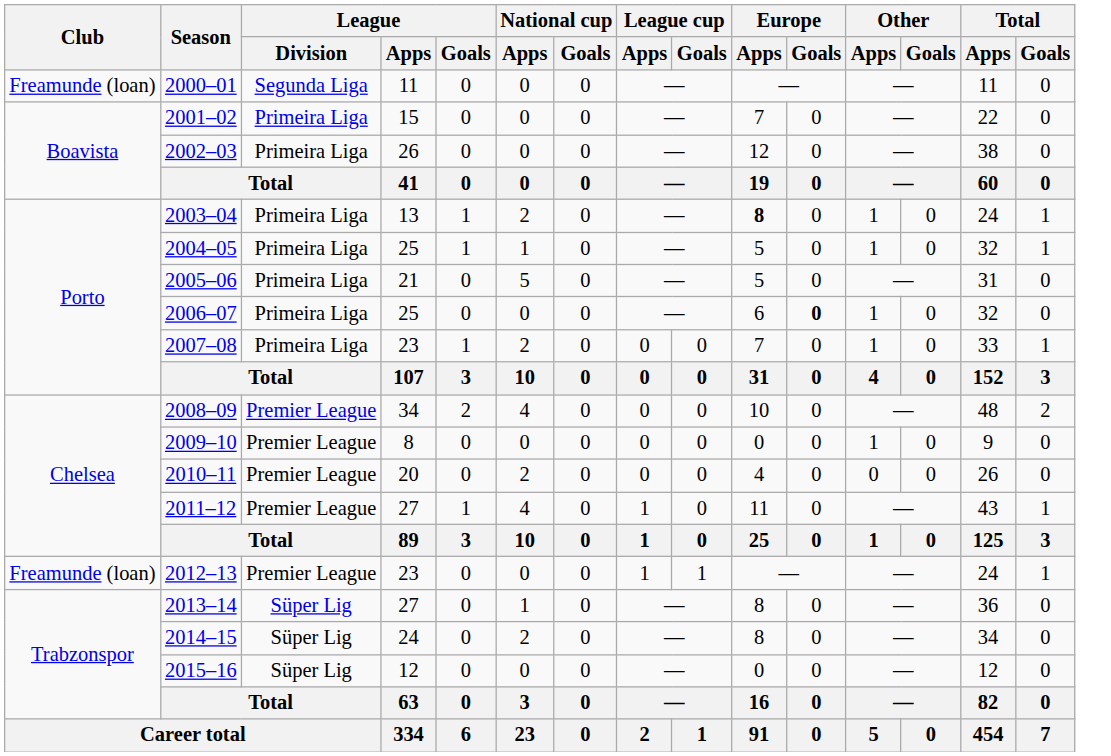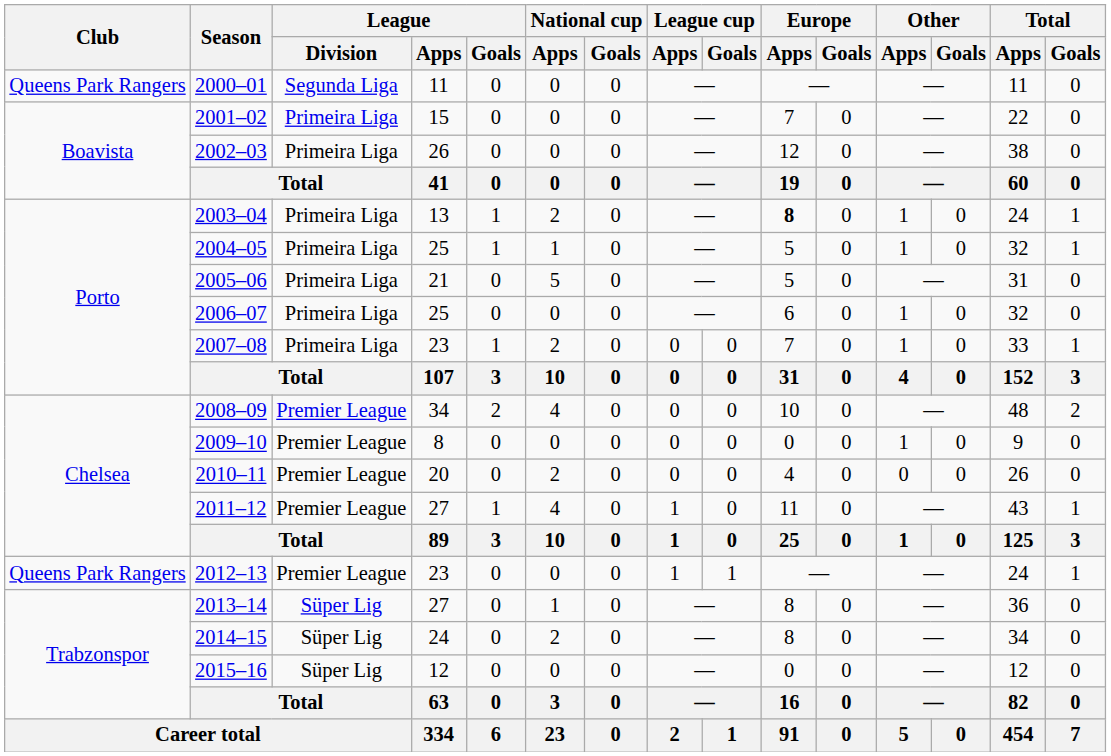(82, 85) Freamunde (loan) -> (98, 85) Queens Park Rangers
(816, 313) bold -> (846, 313) normal
(82, 572) Freamunde (loan) -> (98, 572) Queens Park Rangers
